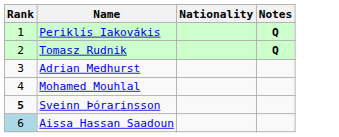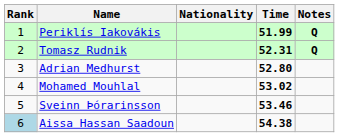+ column: (275, 14)
(21, 105) bold -> (21, 105) normal
